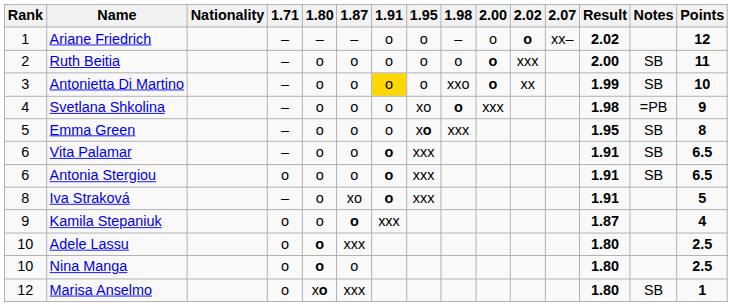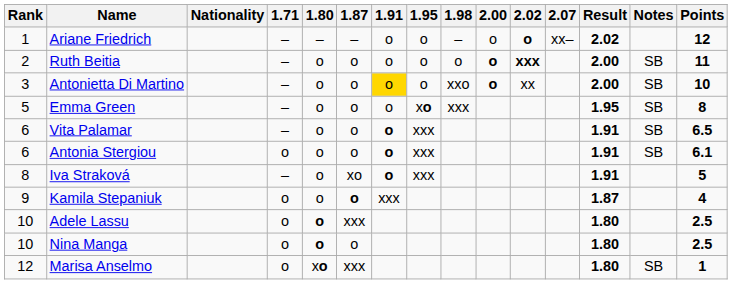(528, 61) normal -> (528, 61) bold
(605, 84) 1.99 -> (605, 84) 2.00
- row: (107, 107)
(702, 175) 6.5 -> (702, 152) 6.1
